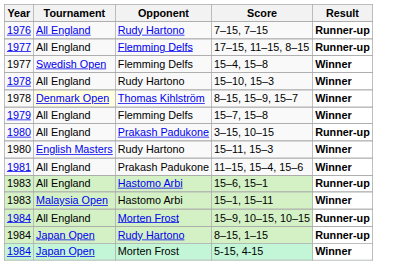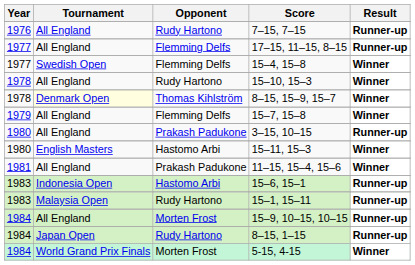(151, 150) Rudy Hartono -> (188, 150) Hastomo Arbi
(63, 184) All England -> (74, 184) Indonesia Open
(150, 201) Hastomo Arbi -> (189, 201) Rudy Hartono
(333, 201) Winner -> (380, 201) Runner-up
(65, 252) Japan Open -> (93, 252) World Grand Prix Finals
